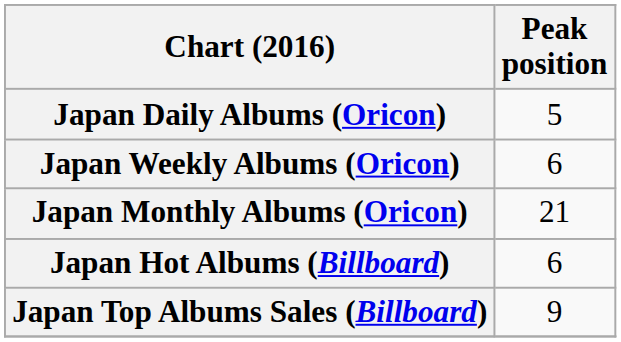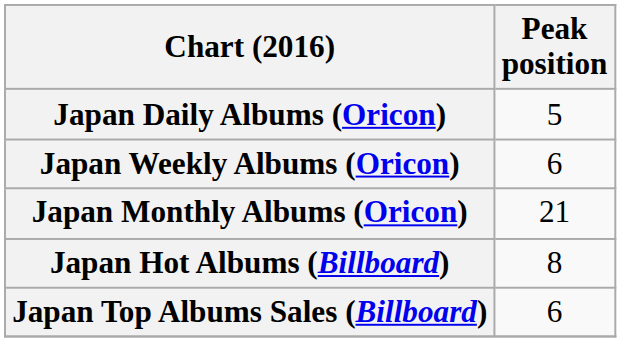(555, 262) 6 -> (555, 262) 8
(555, 311) 9 -> (555, 311) 6
